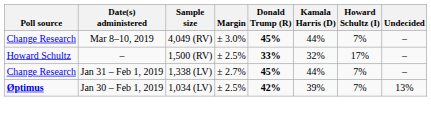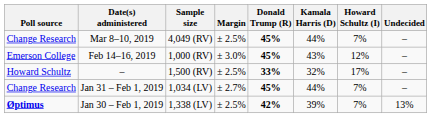(231, 39) ± 3.0% -> (231, 39) ± 2.5%
+ row: (122, 55)
(190, 72) 1,338 (LV) -> (190, 88) 1,034 (LV)
(190, 88) 1,034 (LV) -> (190, 104) 1,338 (LV)
